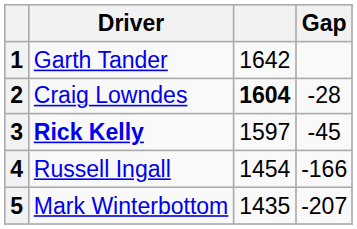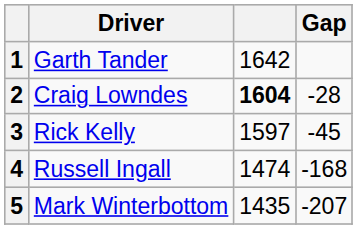(89, 133) bold -> (84, 133) normal
(265, 169) 1454 -> (265, 169) 1474
(324, 169) -166 -> (324, 169) -168
